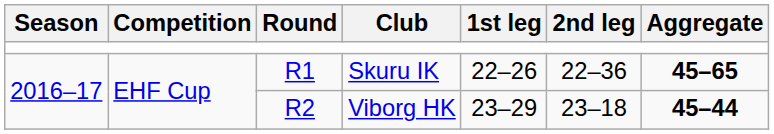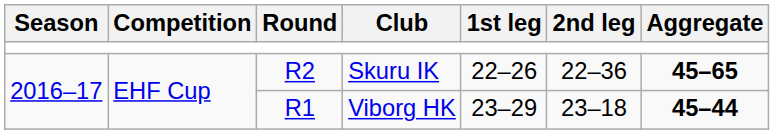(300, 71) R1 -> (300, 71) R2
(300, 109) R2 -> (300, 109) R1
